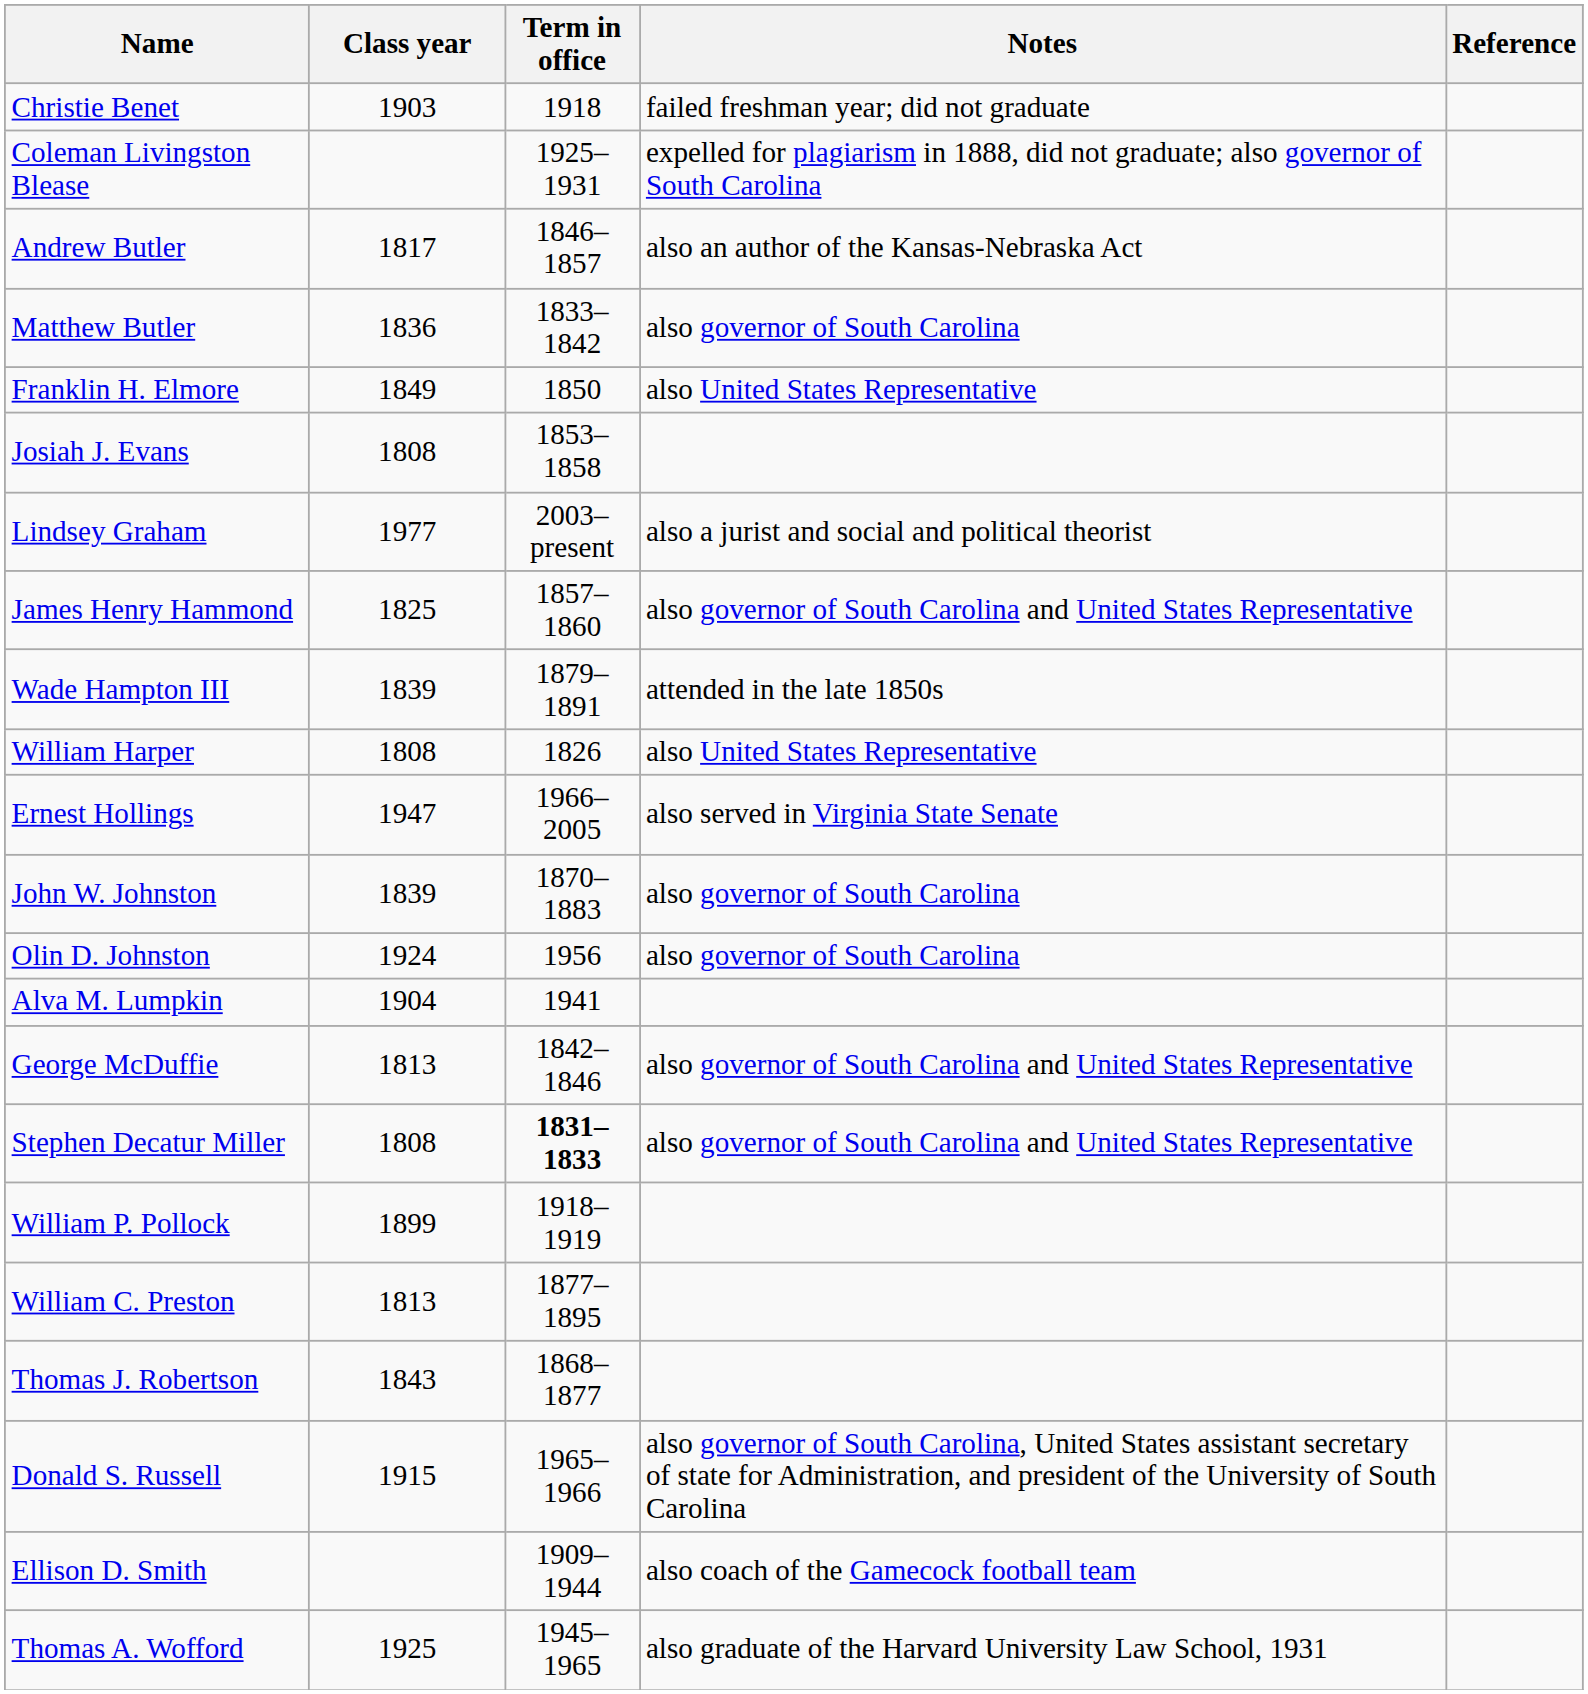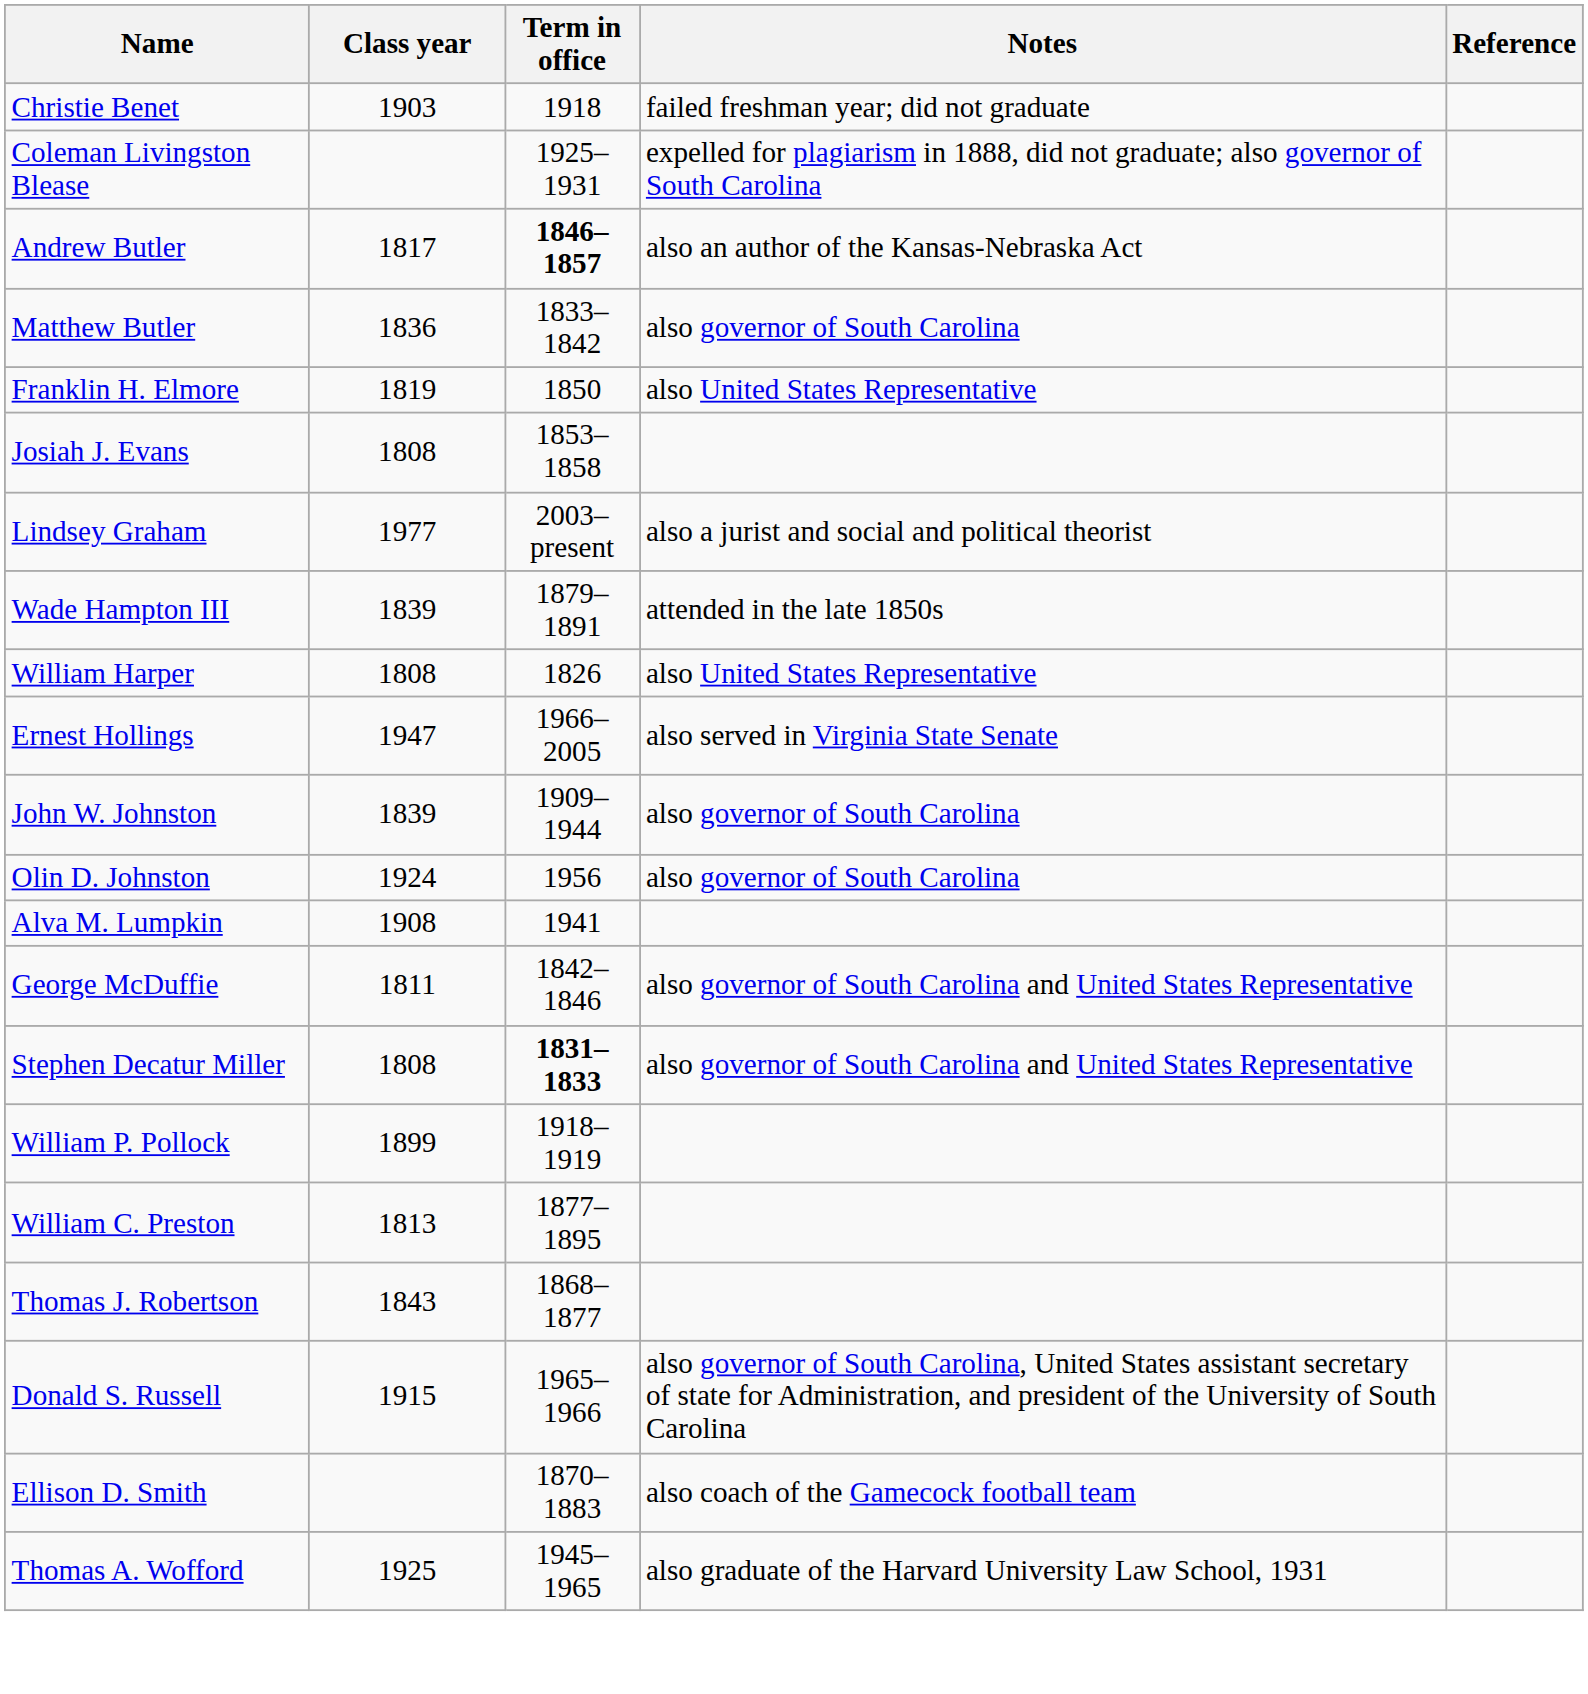(572, 248) normal -> (572, 248) bold
(407, 389) 1849 -> (407, 389) 1819
- row: (152, 609)
(572, 893) 1870–1883 -> (572, 814) 1909–1944
(407, 1001) 1904 -> (407, 922) 1908
(407, 1064) 1813 -> (407, 985) 1811
(572, 1570) 1909–1944 -> (572, 1491) 1870–1883
